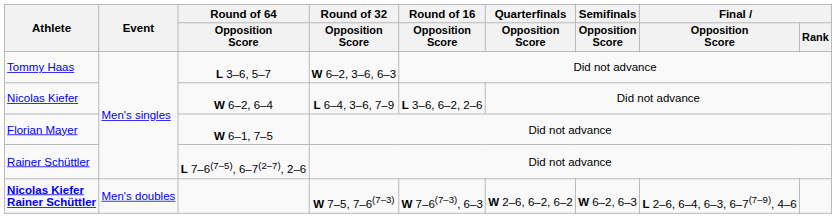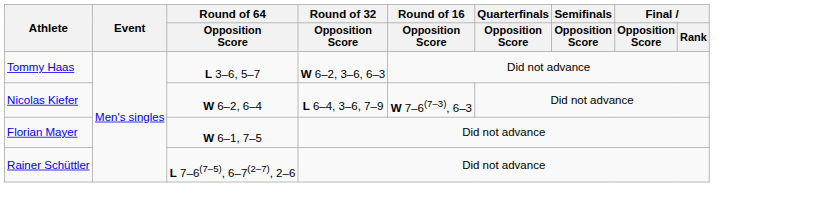(442, 105) L 3–6, 6–2, 2–6 -> (431, 107) W 7–6(7–3), 6–3
- row: (52, 196)
